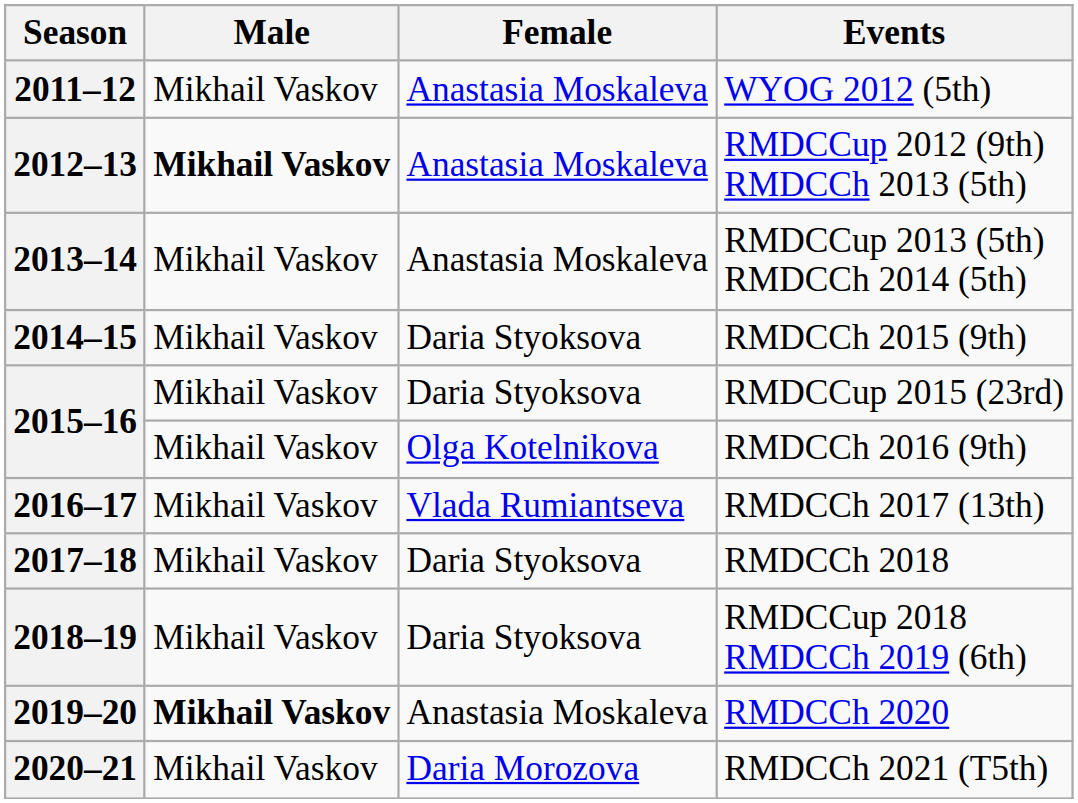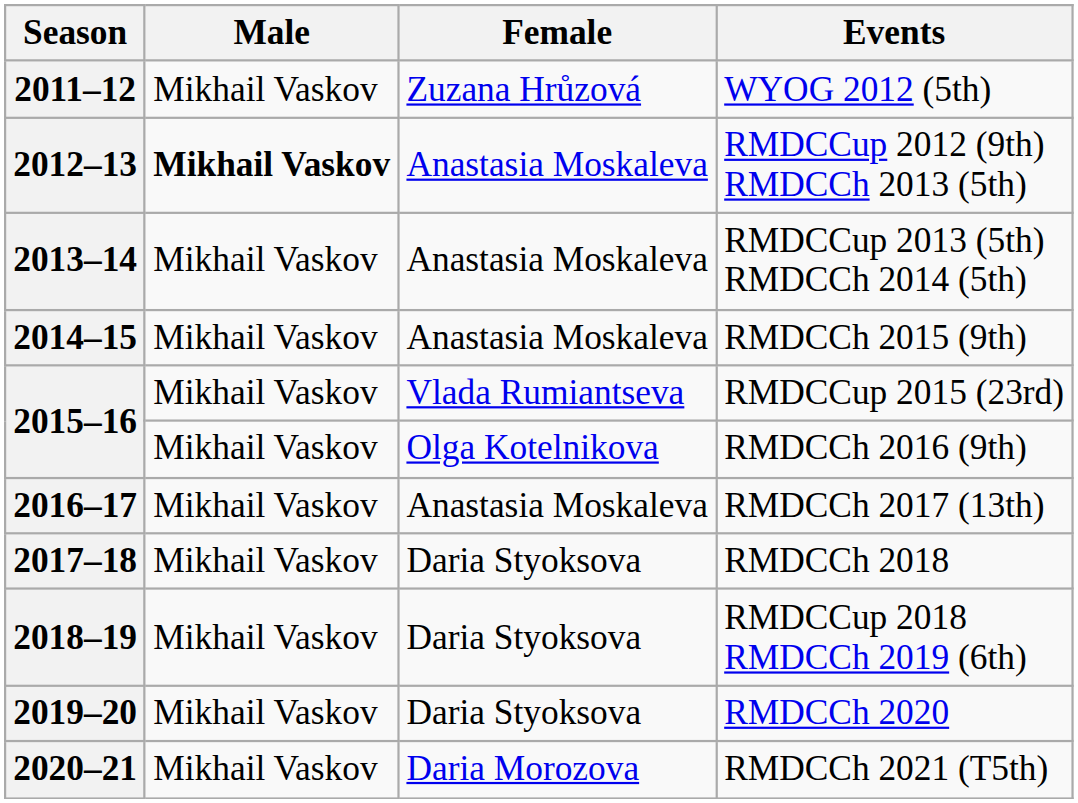(557, 88) Anastasia Moskaleva -> (524, 88) Zuzana Hrůzová
(524, 336) Daria Styoksova -> (557, 336) Anastasia Moskaleva
(524, 392) Daria Styoksova -> (545, 392) Vlada Rumiantseva
(545, 504) Vlada Rumiantseva -> (557, 504) Anastasia Moskaleva
(272, 712) bold -> (265, 712) normal
(557, 712) Anastasia Moskaleva -> (524, 712) Daria Styoksova
